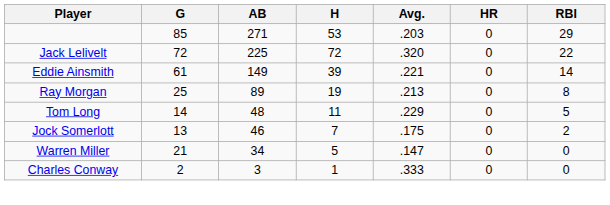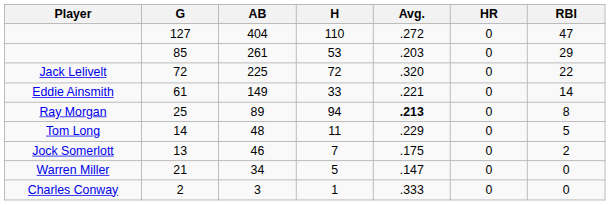+ row: (180, 33)
(257, 33) 271 -> (257, 53) 261
(335, 72) 39 -> (335, 92) 33
(335, 92) 19 -> (335, 111) 94
(412, 92) normal -> (412, 111) bold
